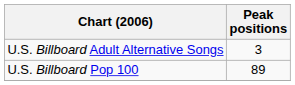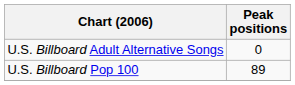(258, 49) 3 -> (258, 49) 0
